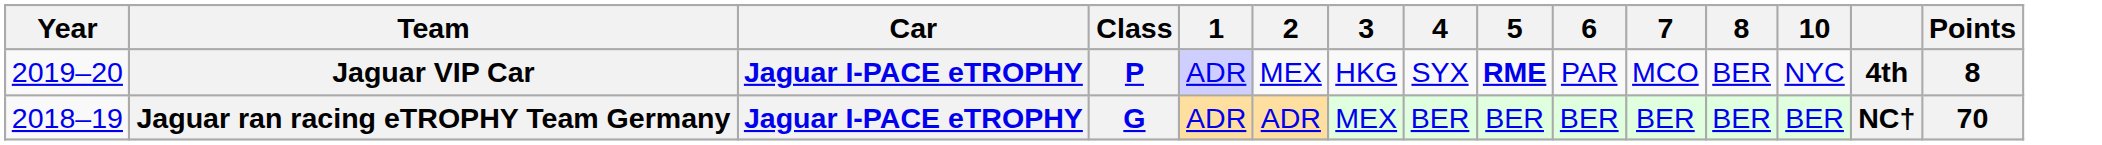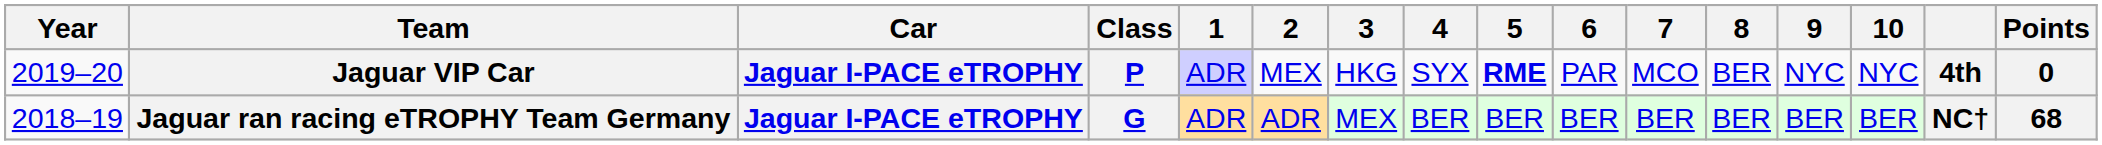+ column: (1815, 27)
(1972, 72) 8 -> (2046, 72) 0
(1972, 117) 70 -> (2046, 117) 68
